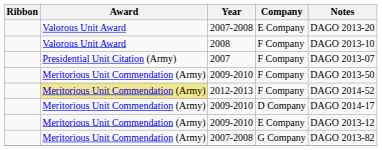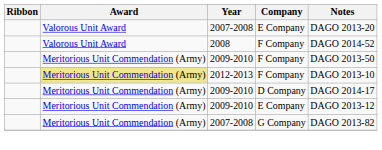(342, 43) DAGO 2013-10 -> (342, 43) DAGO 2014-52
- row: (220, 59)
(342, 91) DAGO 2014-52 -> (342, 75) DAGO 2013-10
